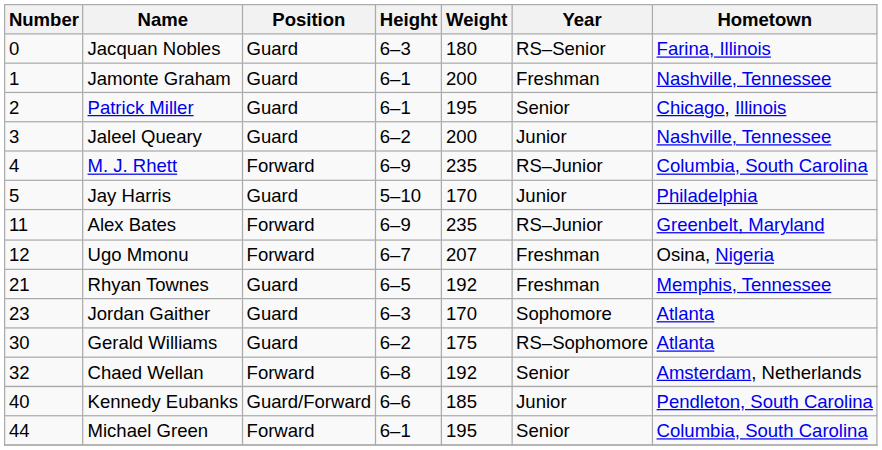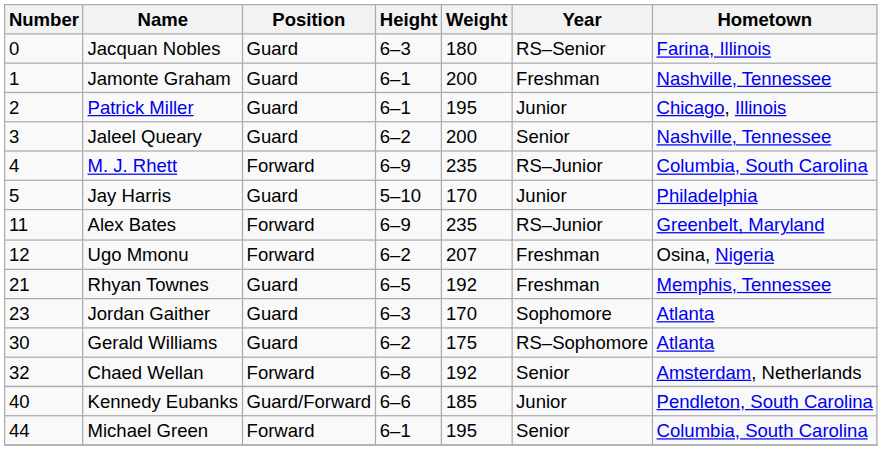(543, 108) Senior -> (541, 108) Junior
(541, 137) Junior -> (543, 137) Senior
(395, 254) 6–7 -> (395, 254) 6–2
